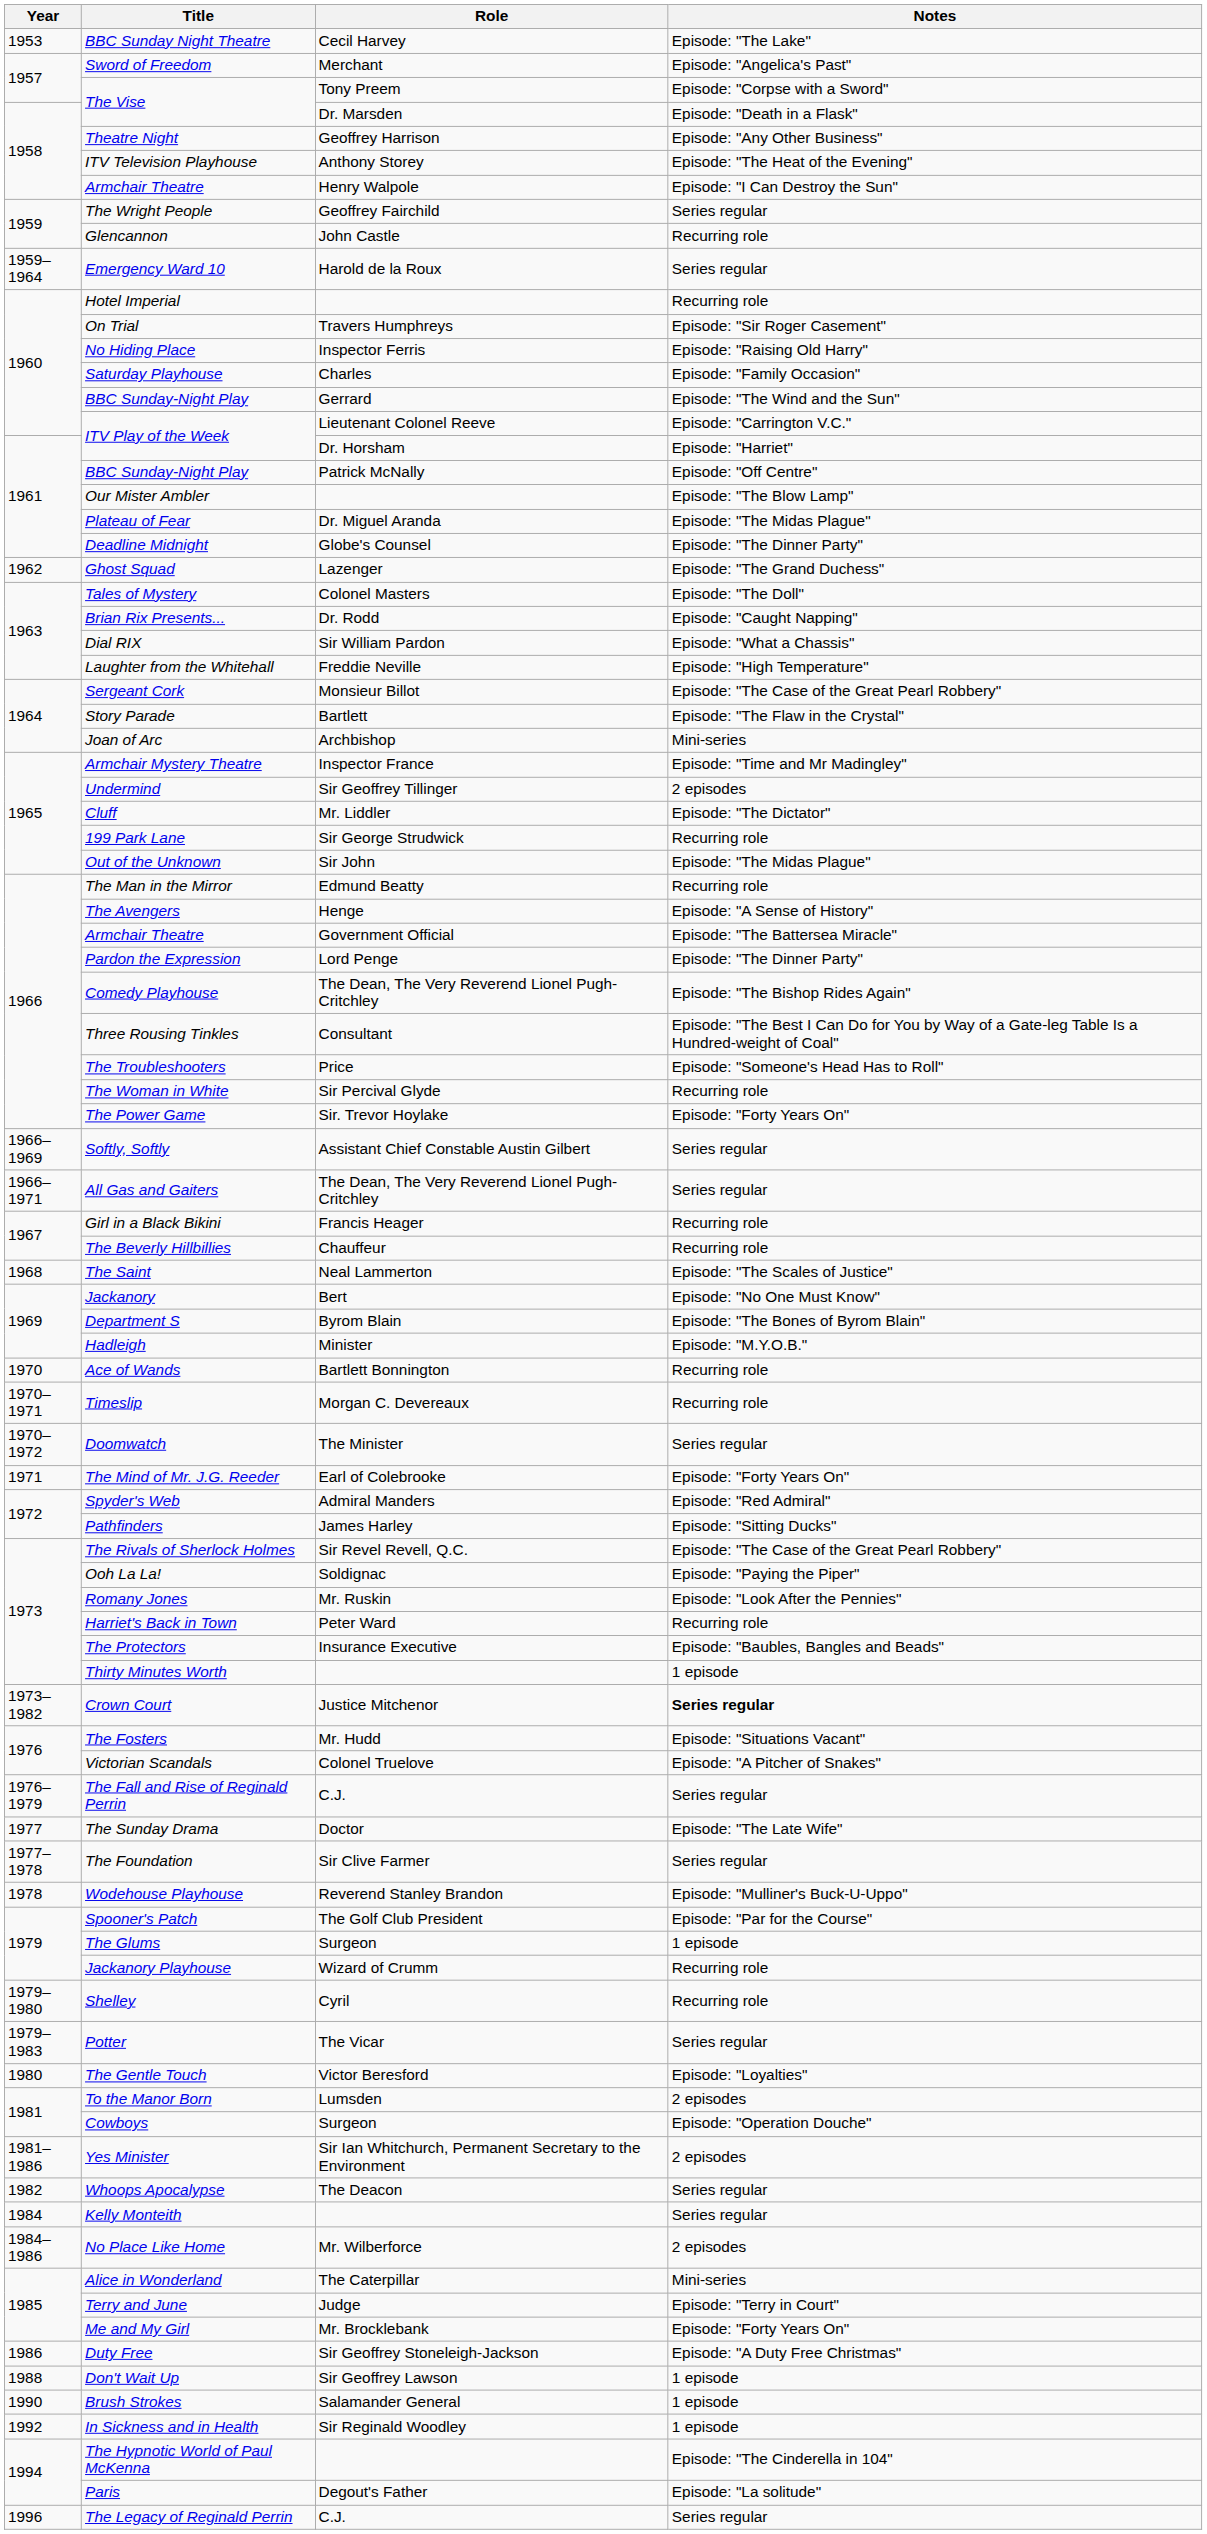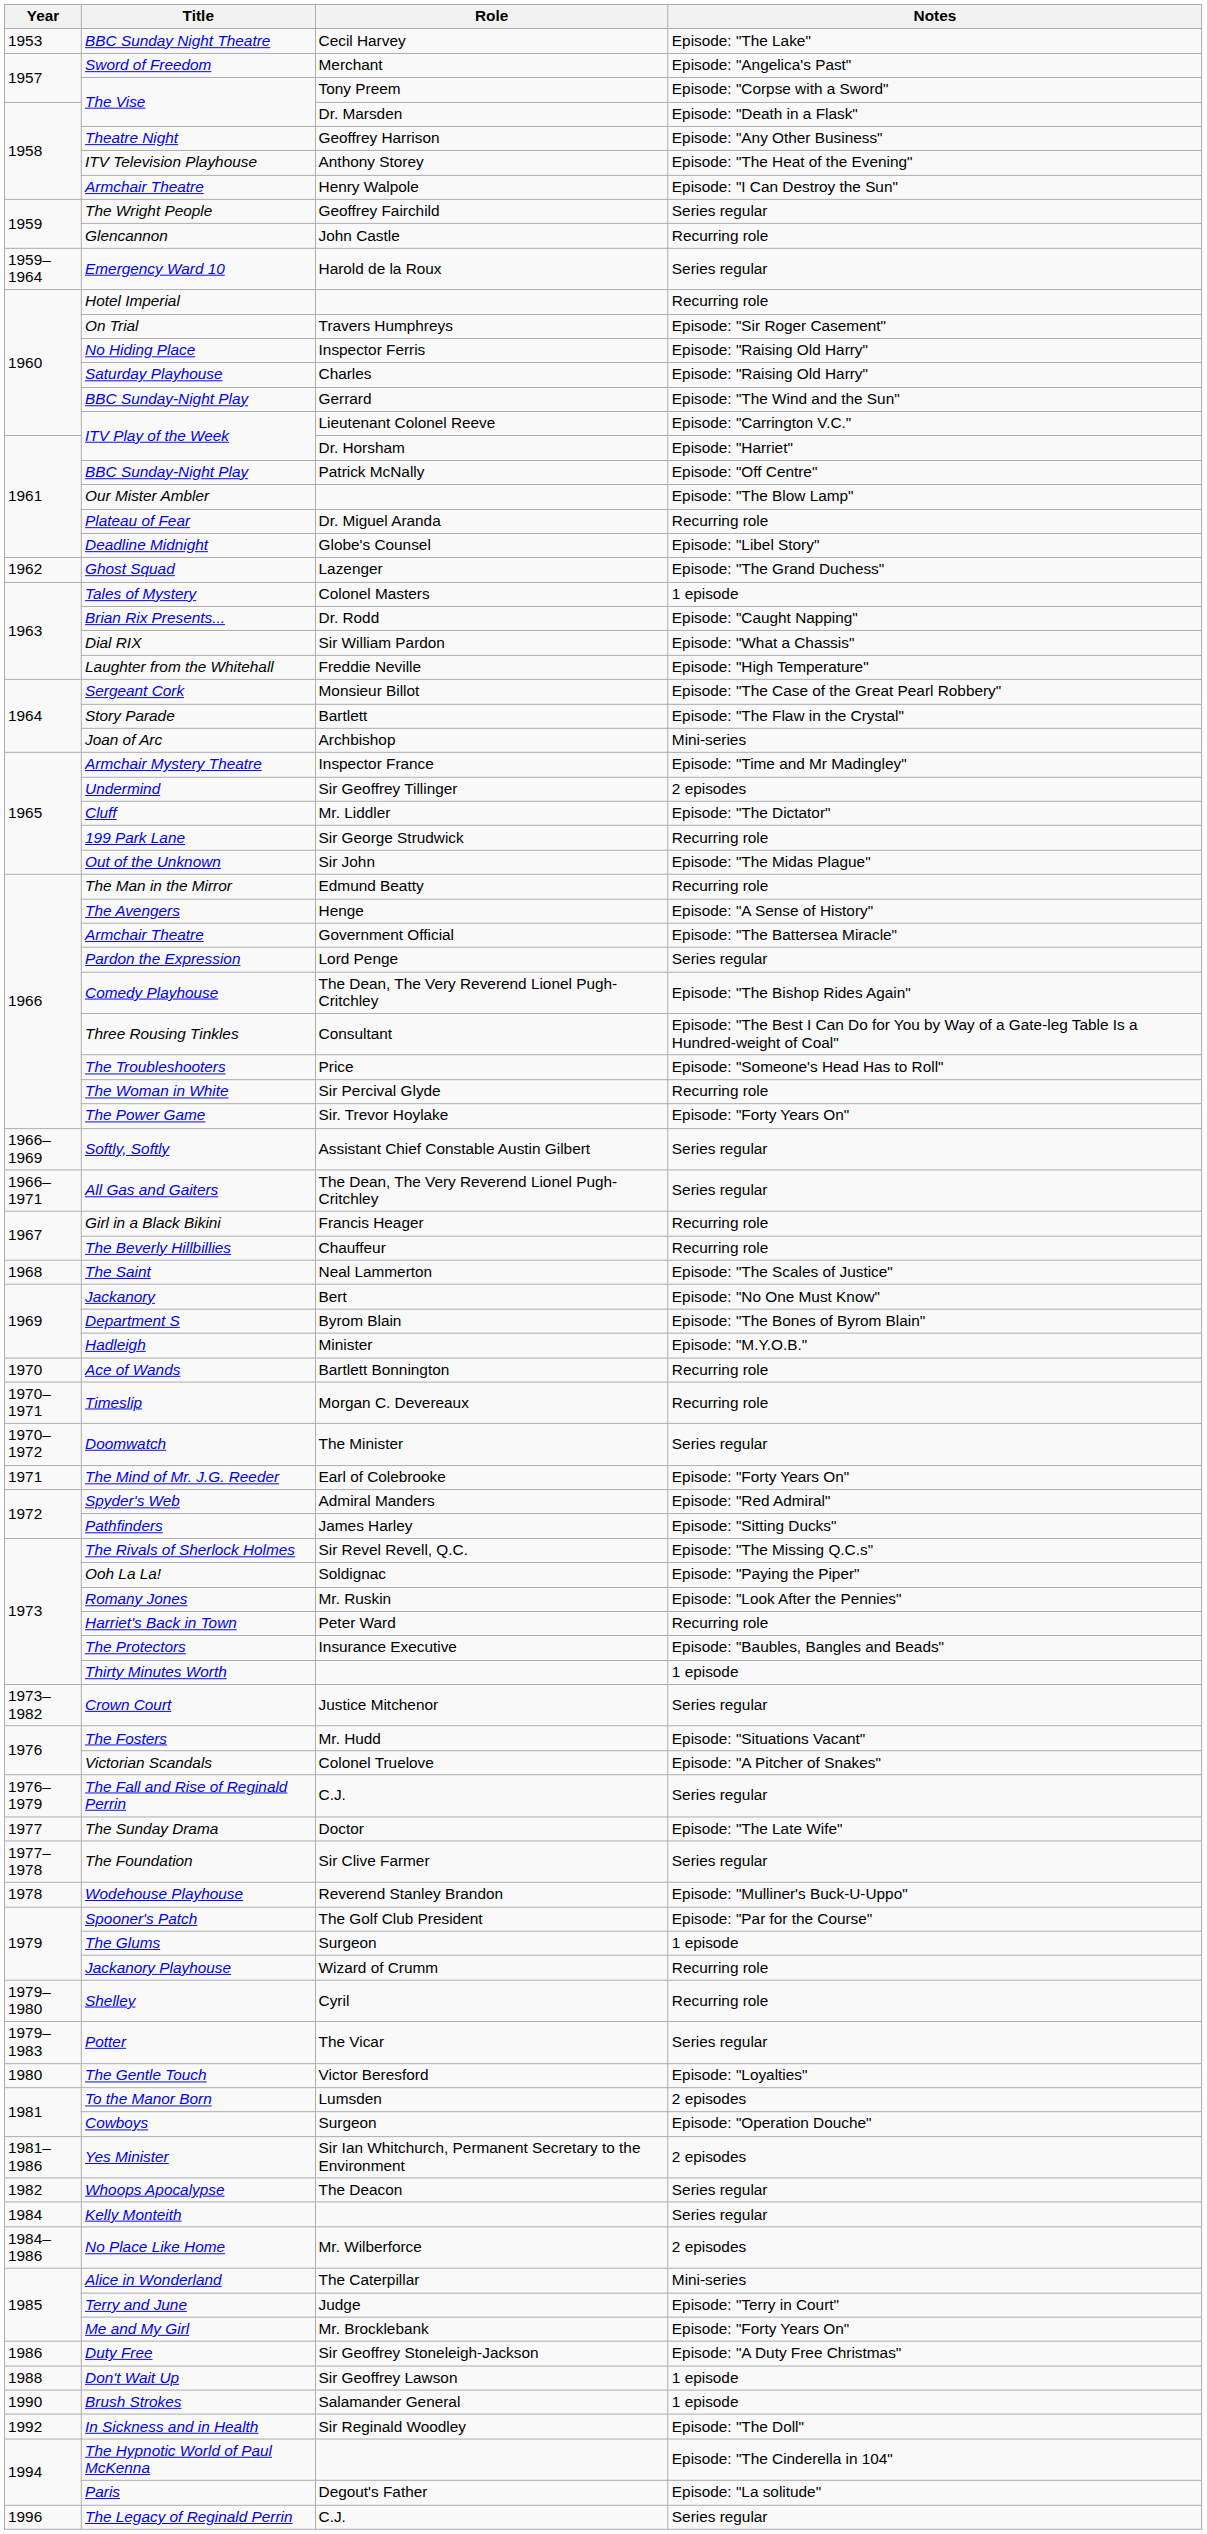(766, 374) Episode: "Family Occasion" -> (770, 374) Episode: "Raising Old Harry"
(771, 521) Episode: "The Midas Plague" -> (720, 521) Recurring role
(767, 545) Episode: "The Dinner Party" -> (746, 545) Episode: "Libel Story"
(738, 594) Episode: "The Doll" -> (705, 594) 1 episode
(767, 959) Episode: "The Dinner Party" -> (720, 959) Series regular
(837, 1550) Episode: "The Case of the Great Pearl Robbery" -> (772, 1550) Episode: "The Missing Q.C.s"
(723, 1705) bold -> (720, 1705) normal
(705, 2426) 1 episode -> (738, 2426) Episode: "The Doll"
